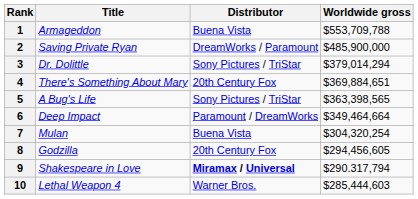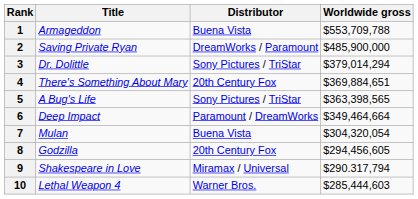(357, 133) $304,320,254 -> (357, 133) $304,320,054
(244, 168) bold -> (241, 168) normal
